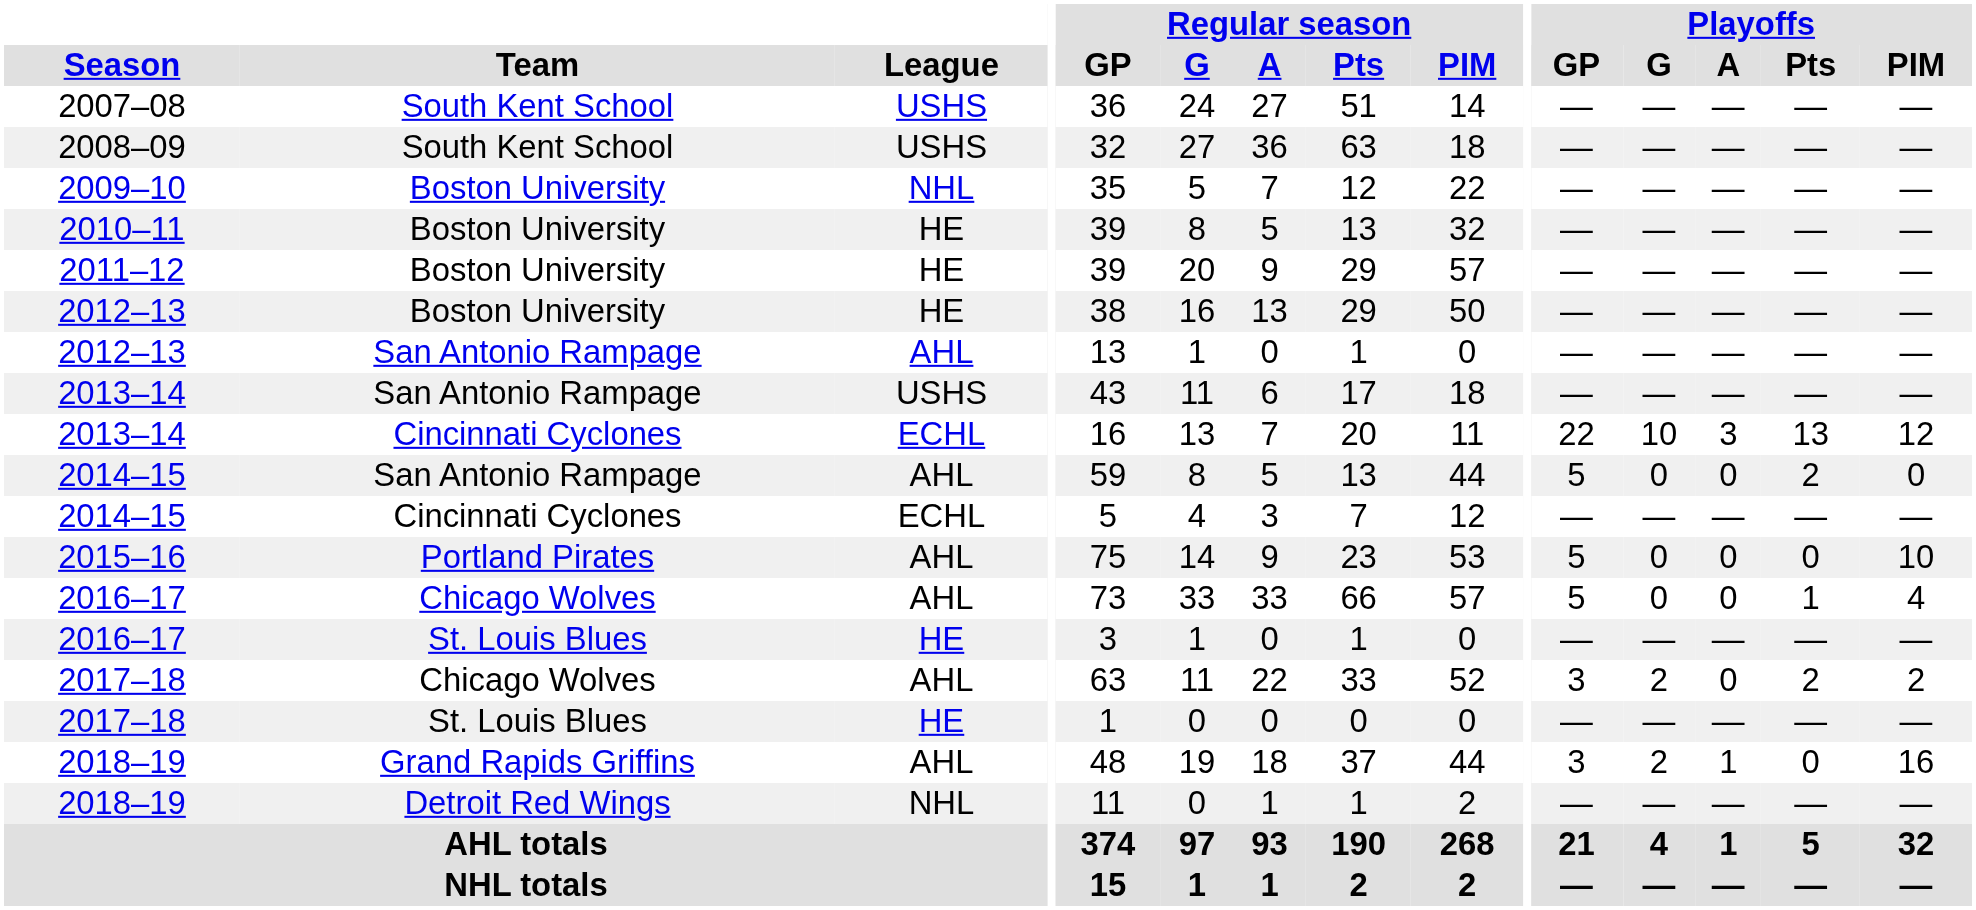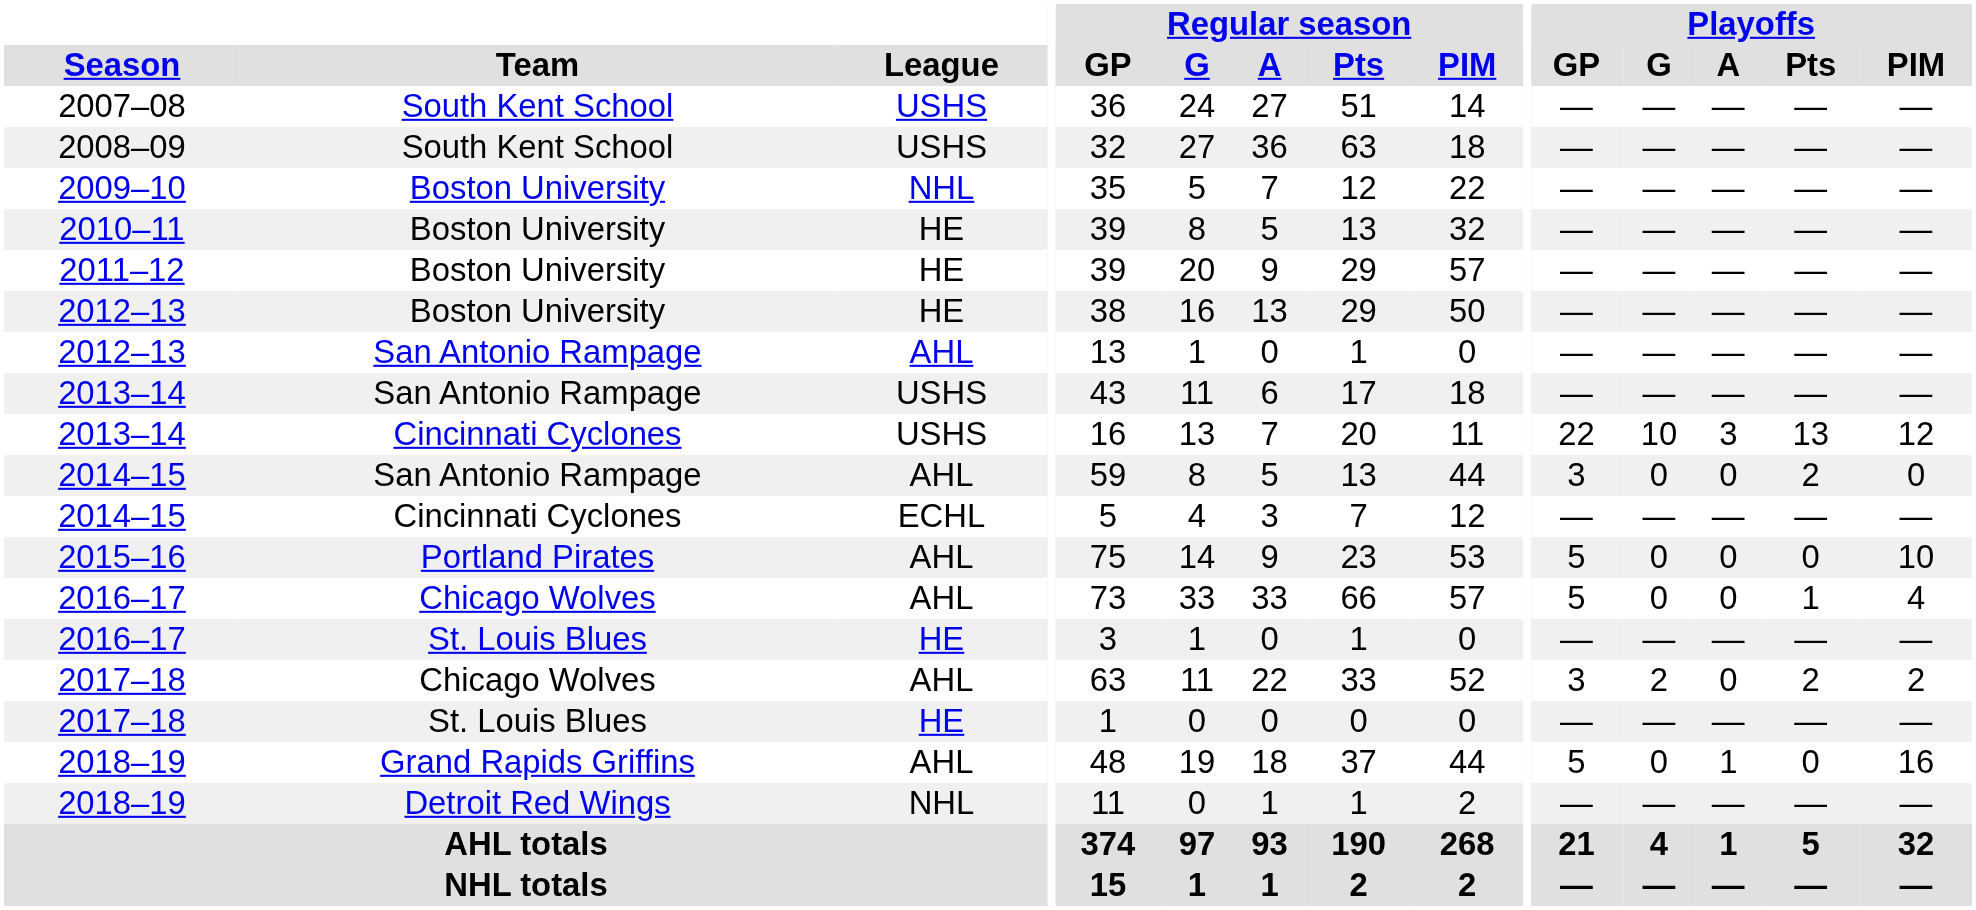(941, 433) ECHL -> (941, 433) USHS
(1576, 474) 5 -> (1576, 474) 3
(1576, 761) 3 -> (1576, 761) 5
(1659, 761) 2 -> (1659, 761) 0
